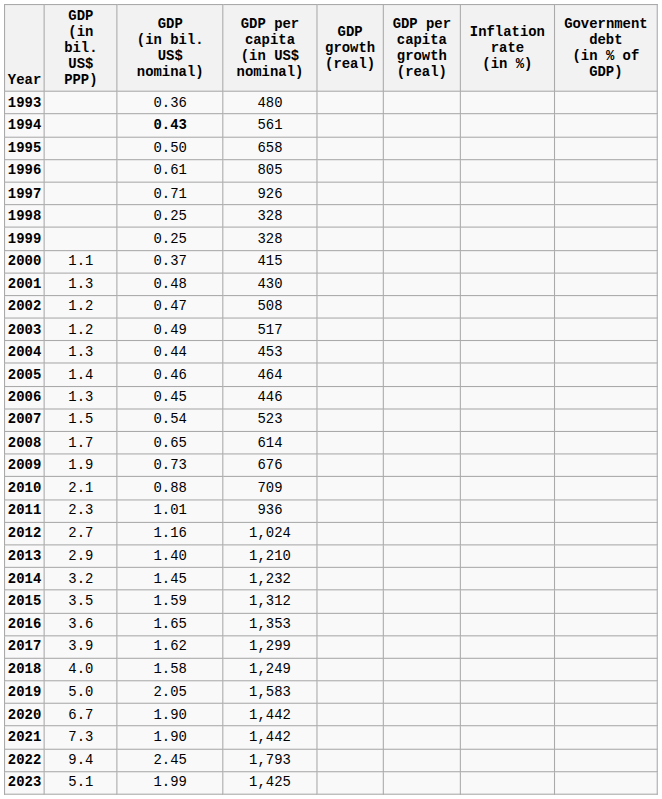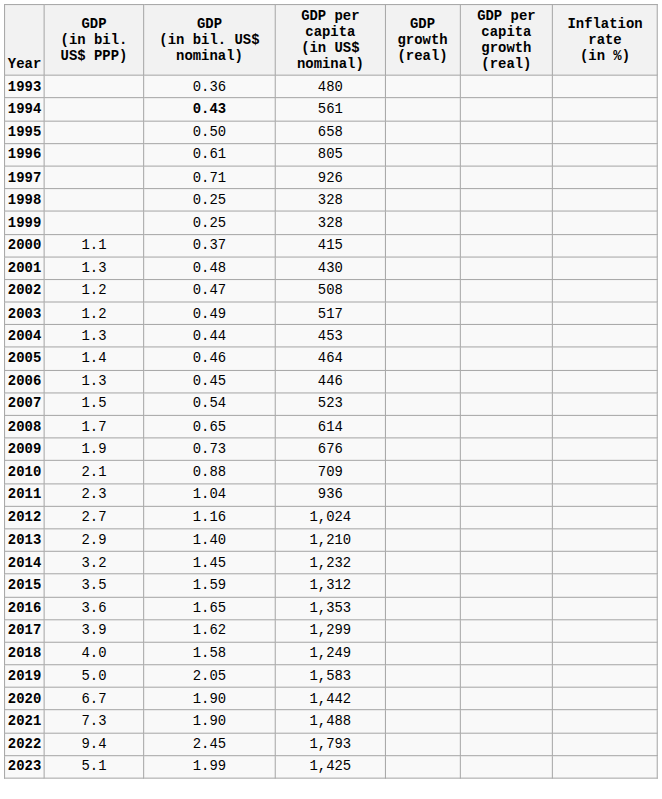- column: (606, 48)
(170, 511) 1.01 -> (209, 495) 1.04
(270, 738) 1,442 -> (330, 721) 1,488
